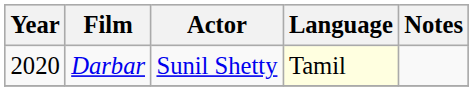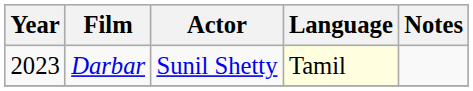(35, 65) 2020 -> (35, 65) 2023
